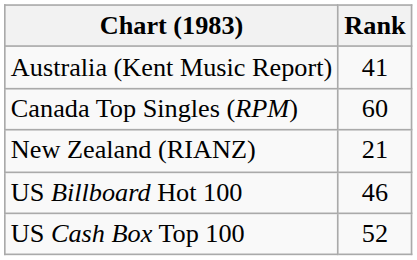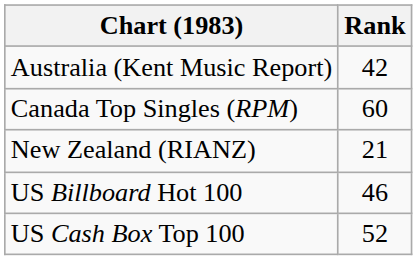(375, 67) 41 -> (375, 67) 42
